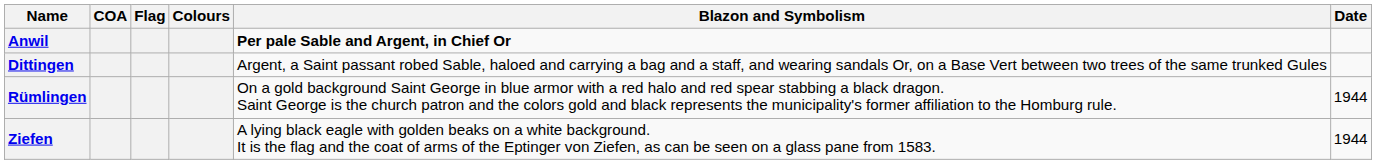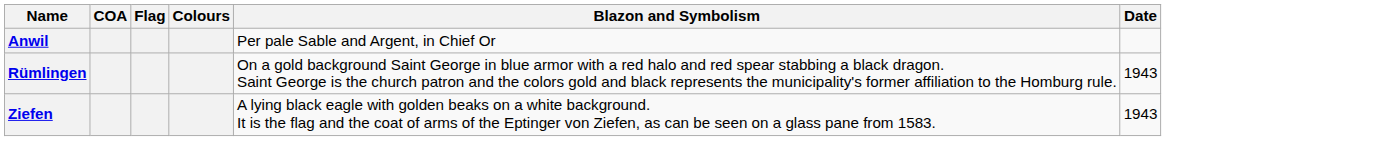(374, 40) bold -> (366, 40) normal
- row: (41, 64)
(1351, 97) 1944 -> (1141, 73) 1943
(1351, 138) 1944 -> (1141, 114) 1943
